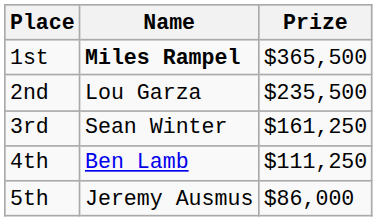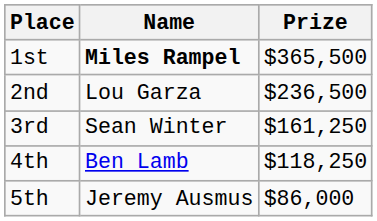(315, 93) $235,500 -> (315, 93) $236,500
(315, 163) $111,250 -> (315, 163) $118,250
